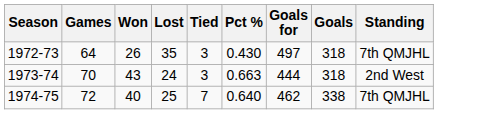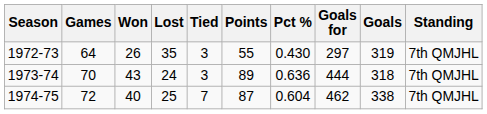+ column: (246, 23)
(289, 53) 497 -> (338, 53) 297
(334, 53) 318 -> (383, 53) 319
(244, 75) 0.663 -> (293, 75) 0.636
(395, 75) 2nd West -> (444, 75) 7th QMJHL
(244, 97) 0.640 -> (293, 97) 0.604
